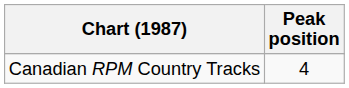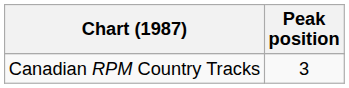(304, 68) 4 -> (304, 68) 3
